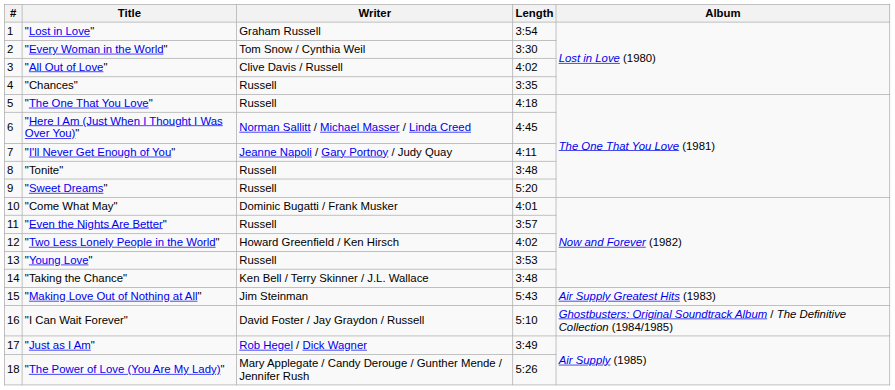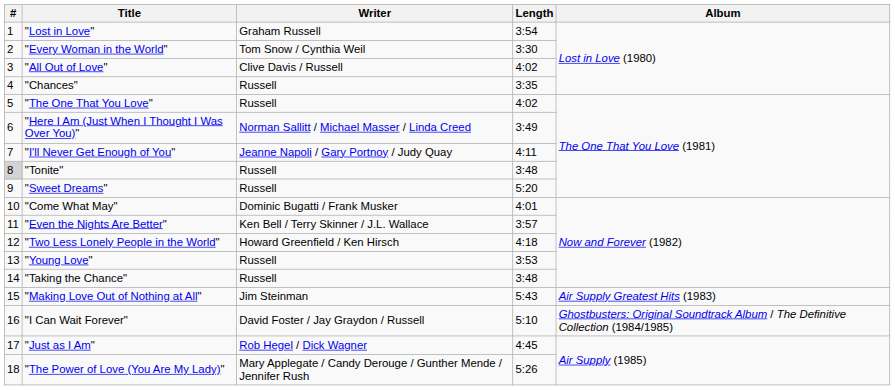(527, 103) 4:18 -> (527, 103) 4:02
(527, 127) 4:45 -> (527, 127) 3:49
(10, 170) no background -> (10, 170) lightgrey background
(258, 224) Russell -> (334, 224) Ken Bell / Terry Skinner / J.L. Wallace
(527, 242) 4:02 -> (527, 242) 4:18
(334, 278) Ken Bell / Terry Skinner / J.L. Wallace -> (258, 278) Russell
(527, 345) 3:49 -> (527, 345) 4:45
